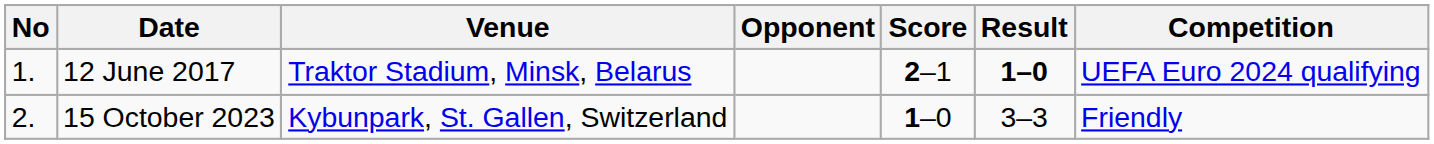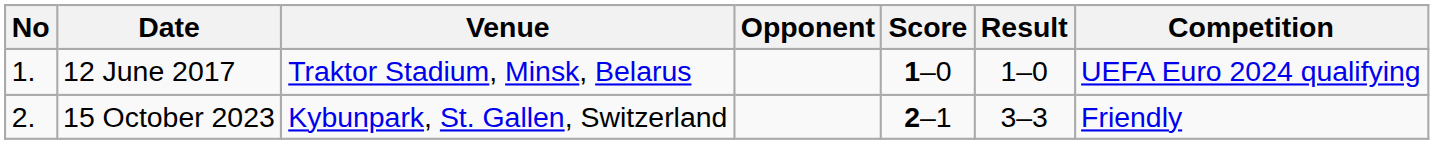(928, 72) 2–1 -> (928, 72) 1–0
(1024, 72) bold -> (1024, 72) normal
(928, 117) 1–0 -> (928, 117) 2–1
